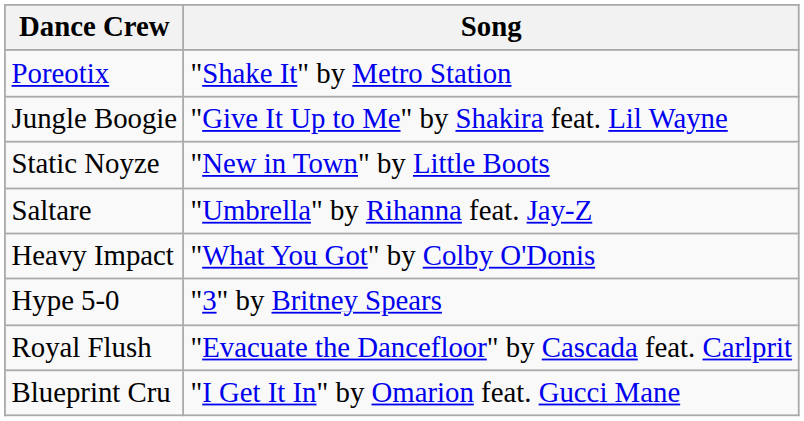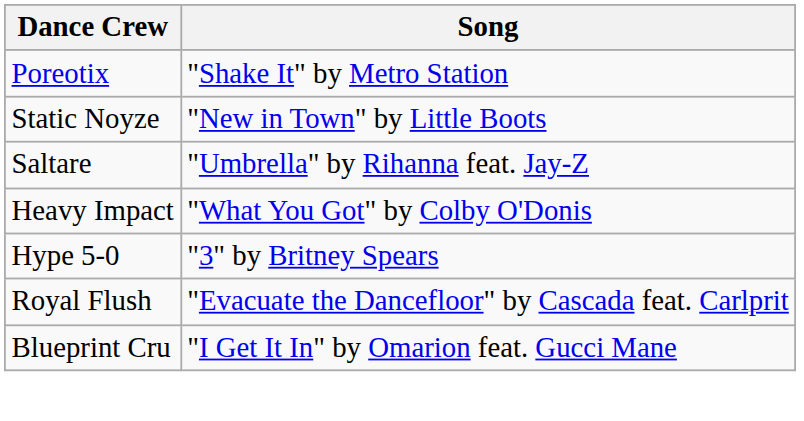- row: (94, 118)
